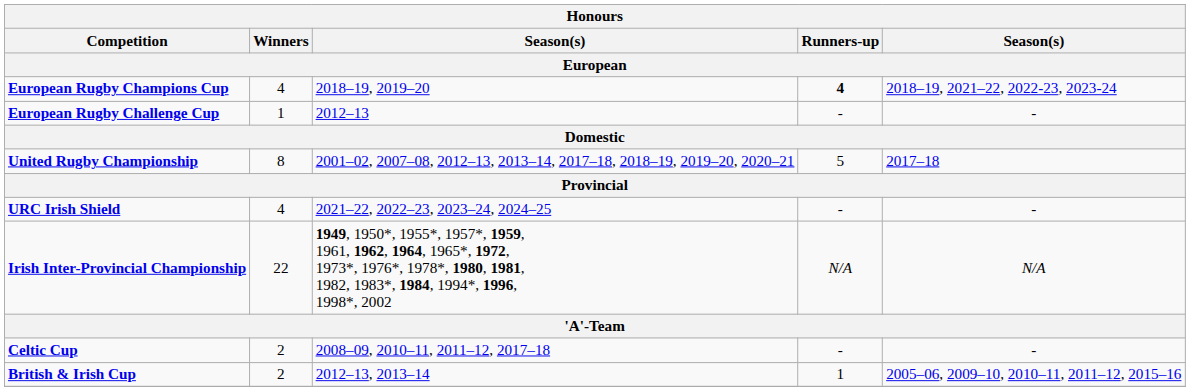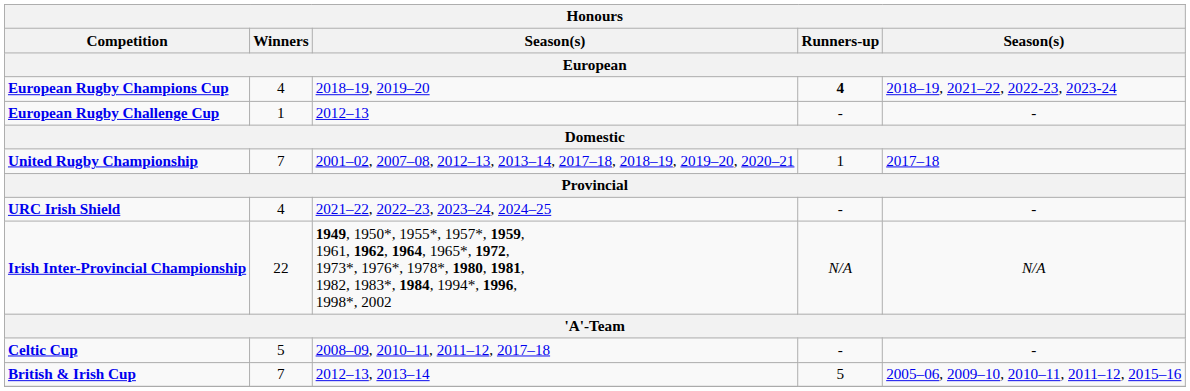(281, 161) 8 -> (281, 161) 7
(840, 161) 5 -> (840, 161) 1
(281, 350) 2 -> (281, 350) 5
(281, 374) 2 -> (281, 374) 7
(840, 374) 1 -> (840, 374) 5
